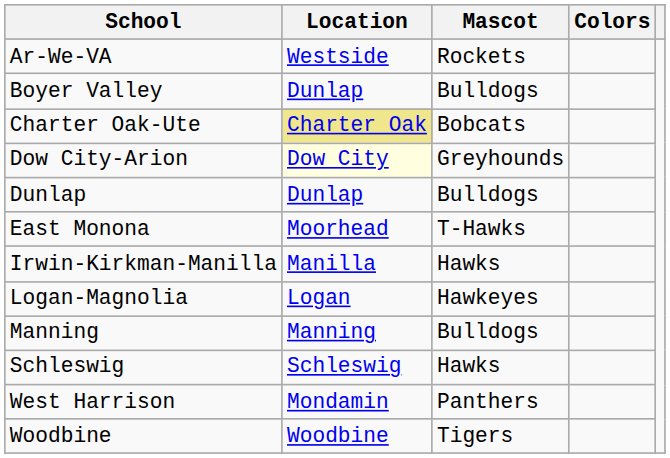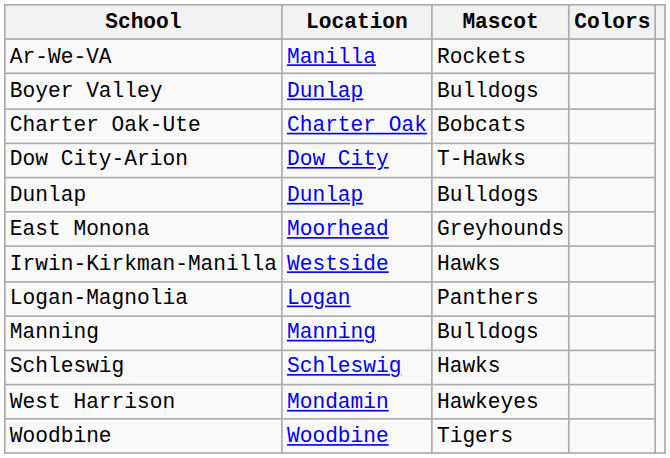(338, 57) Westside -> (331, 57) Manilla
(357, 126) khaki background -> (357, 126) no background
(338, 160) lightyellow background -> (338, 160) no background
(501, 160) Greyhounds -> (481, 160) T-Hawks
(481, 229) T-Hawks -> (501, 229) Greyhounds
(331, 264) Manilla -> (338, 264) Westside
(488, 298) Hawkeyes -> (488, 298) Panthers
(488, 402) Panthers -> (488, 402) Hawkeyes
